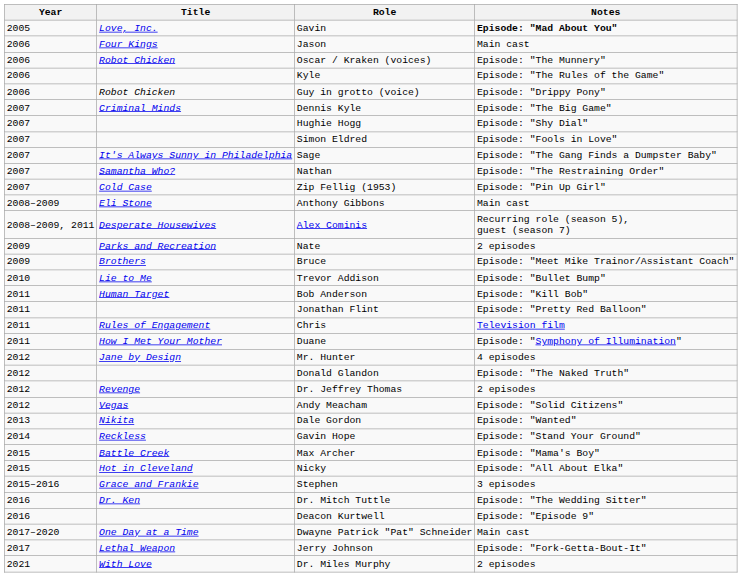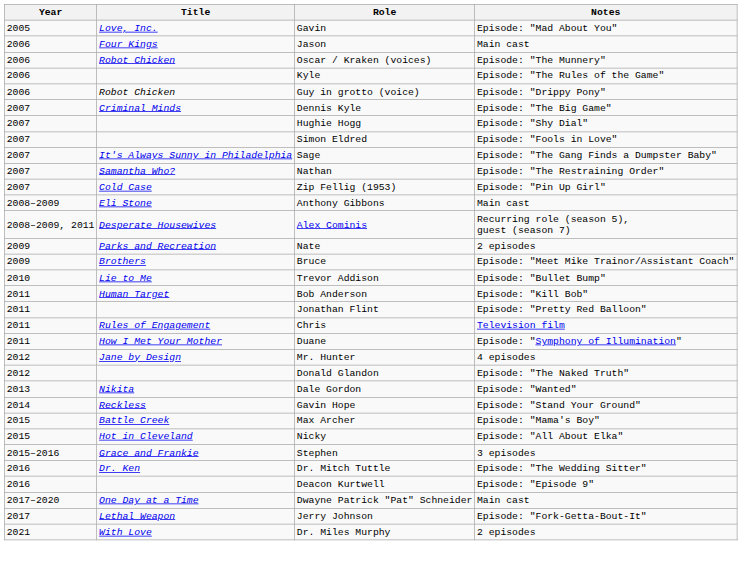(547, 28) bold -> (547, 28) normal
- row: (350, 389)
- row: (332, 405)
